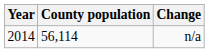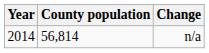(59, 36) 56,114 -> (60, 36) 56,814
